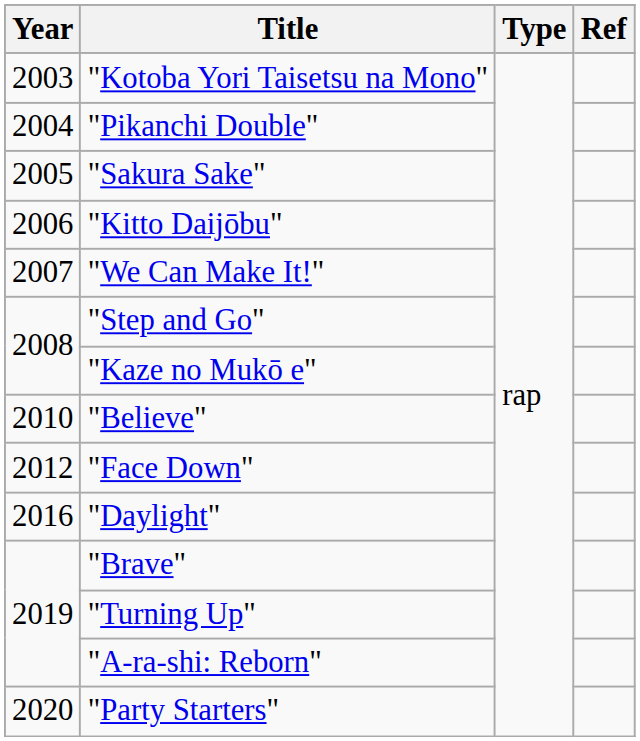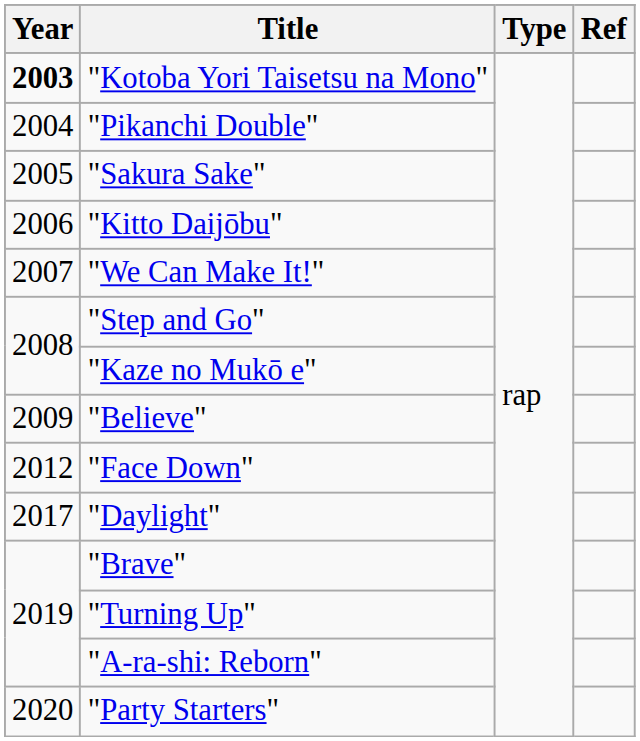(43, 77) normal -> (43, 77) bold
(43, 418) 2010 -> (43, 418) 2009
(43, 516) 2016 -> (43, 516) 2017
